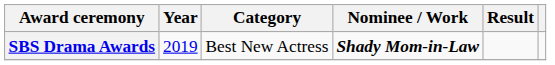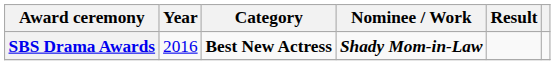(180, 45) 2019 -> (180, 45) 2016
(267, 45) normal -> (269, 45) bold
